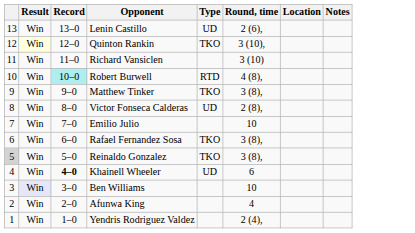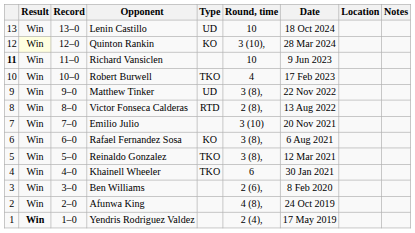+ column: (310, 12)
(252, 28) 2 (6), -> (252, 28) 10
(210, 44) TKO -> (210, 44) KO
(12, 60) normal -> (12, 60) bold
(252, 60) 3 (10) -> (252, 60) 10
(69, 76) paleturquoise background -> (69, 76) no background
(210, 76) RTD -> (210, 76) TKO
(252, 76) 4 (8), -> (252, 76) 4
(210, 92) TKO -> (210, 92) UD
(210, 108) UD -> (210, 108) RTD
(252, 124) 10 -> (252, 124) 3 (10)
(210, 140) TKO -> (210, 140) KO
(12, 156) lightgrey background -> (12, 156) no background
(69, 172) bold -> (69, 172) normal
(210, 172) UD -> (210, 172) TKO
(35, 188) lavender background -> (35, 188) no background
(252, 188) 10 -> (252, 188) 2 (6),
(252, 204) 4 -> (252, 204) 4 (8),
(35, 220) normal -> (35, 220) bold
